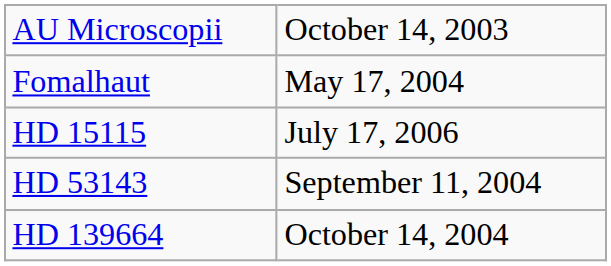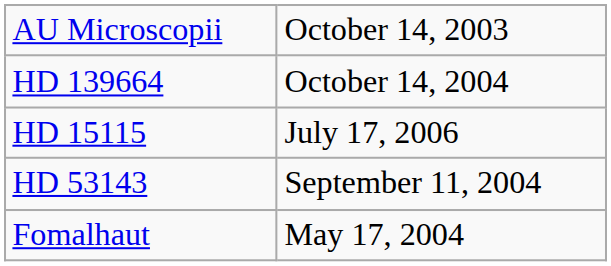rows swapped: (81, 81) <-> (88, 234)
